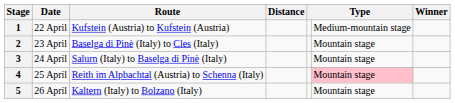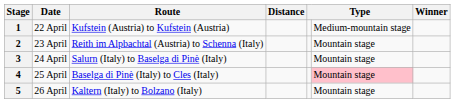(145, 43) Baselga di Pinè (Italy) to Cles (Italy) -> (168, 43) Reith im Alpbachtal (Austria) to Schenna (Italy)
(168, 75) Reith im Alpbachtal (Austria) to Schenna (Italy) -> (145, 75) Baselga di Pinè (Italy) to Cles (Italy)
